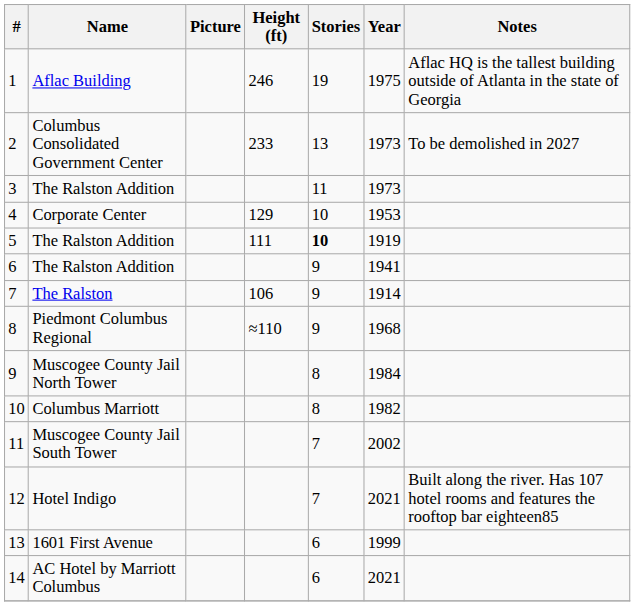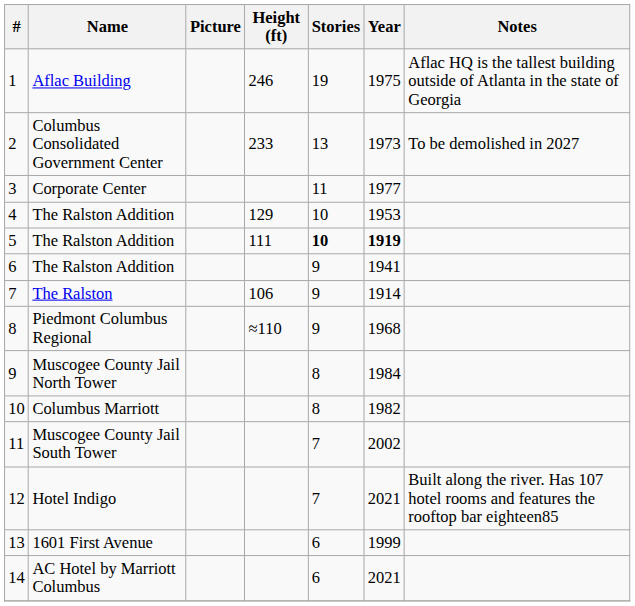(103, 188) The Ralston Addition -> (89, 188) Corporate Center
(384, 188) 1973 -> (384, 188) 1977
(89, 214) Corporate Center -> (103, 214) The Ralston Addition
(384, 240) normal -> (384, 240) bold
